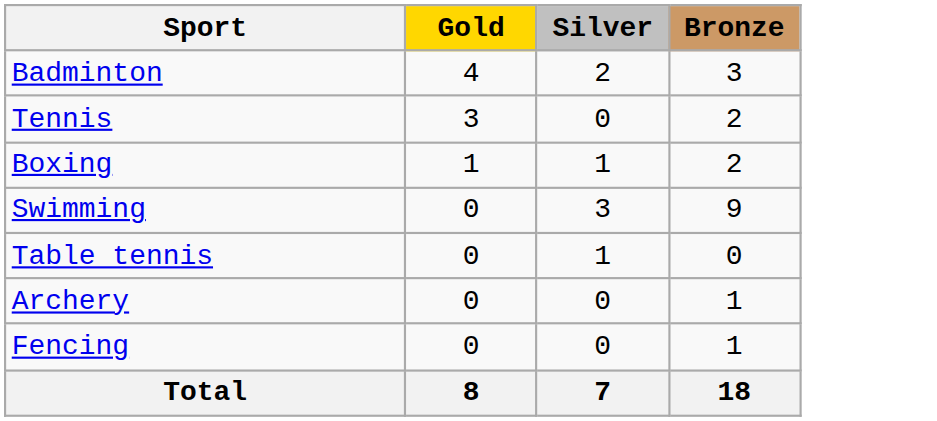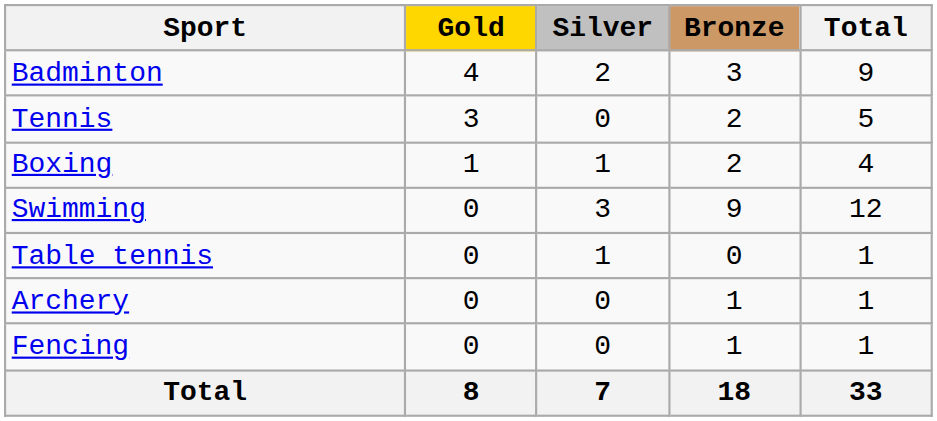+ column: (866, 28)
